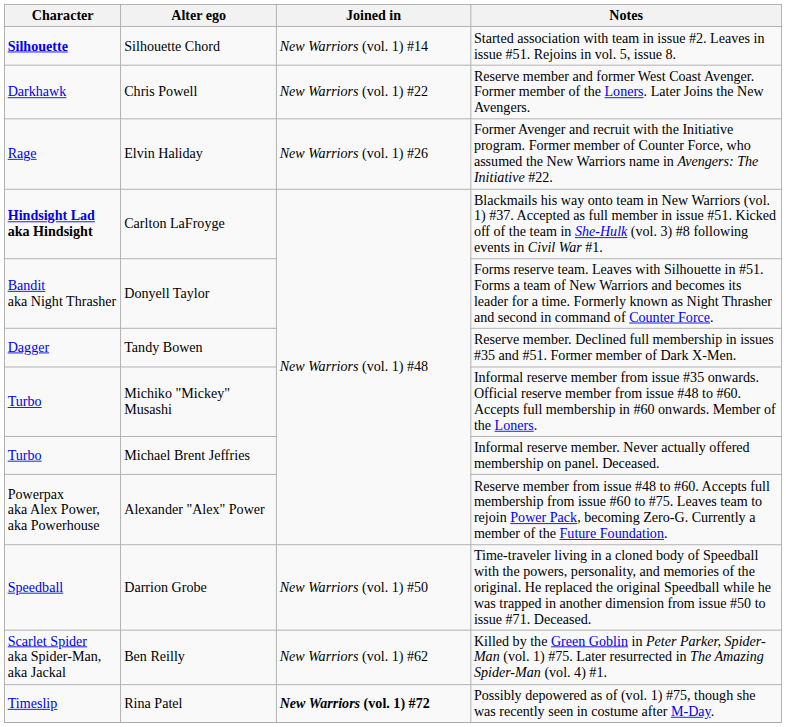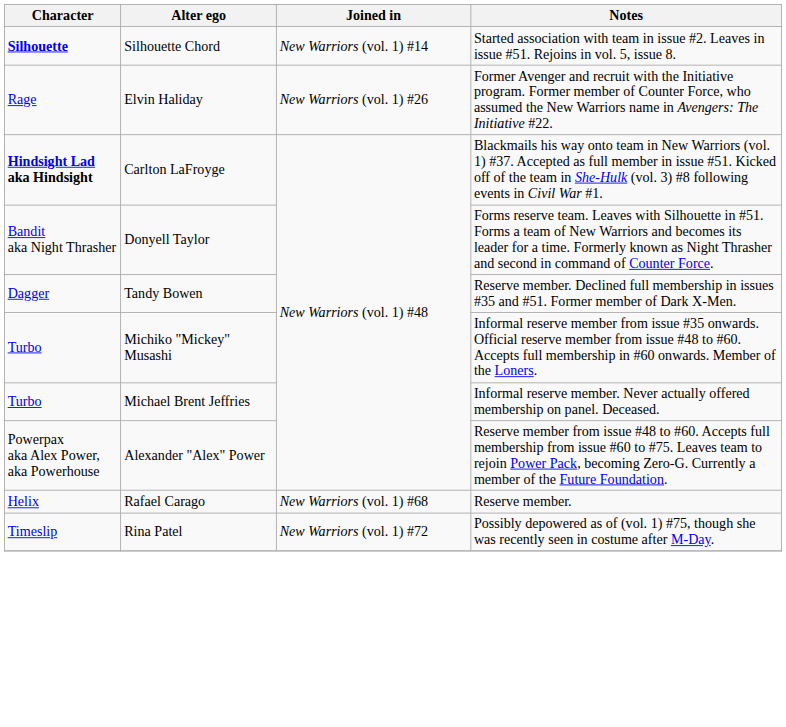- row: (161, 92)
- row: (165, 587)
- row: (155, 657)
+ row: (165, 501)
(355, 703) bold -> (354, 532) normal
